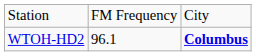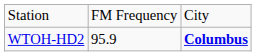(104, 39) 96.1 -> (104, 39) 95.9
